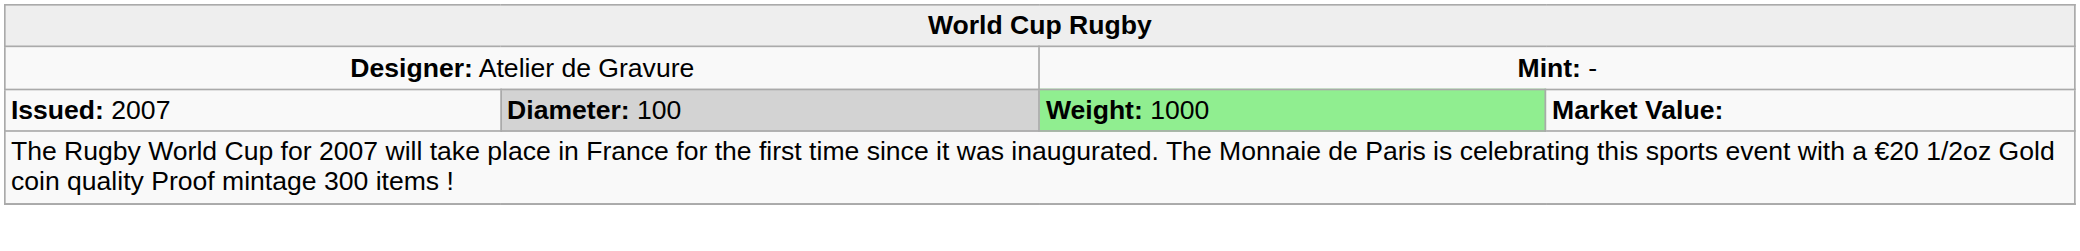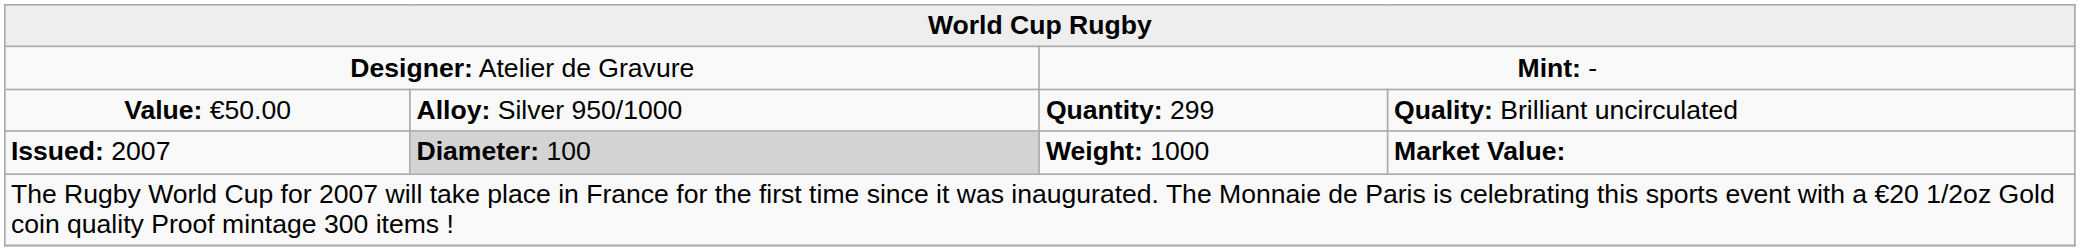+ row: (208, 109)
(1128, 109) lightgreen background -> (1128, 151) no background
